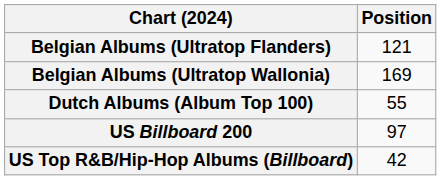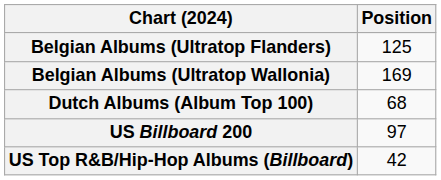(397, 47) 121 -> (397, 47) 125
(397, 103) 55 -> (397, 103) 68
